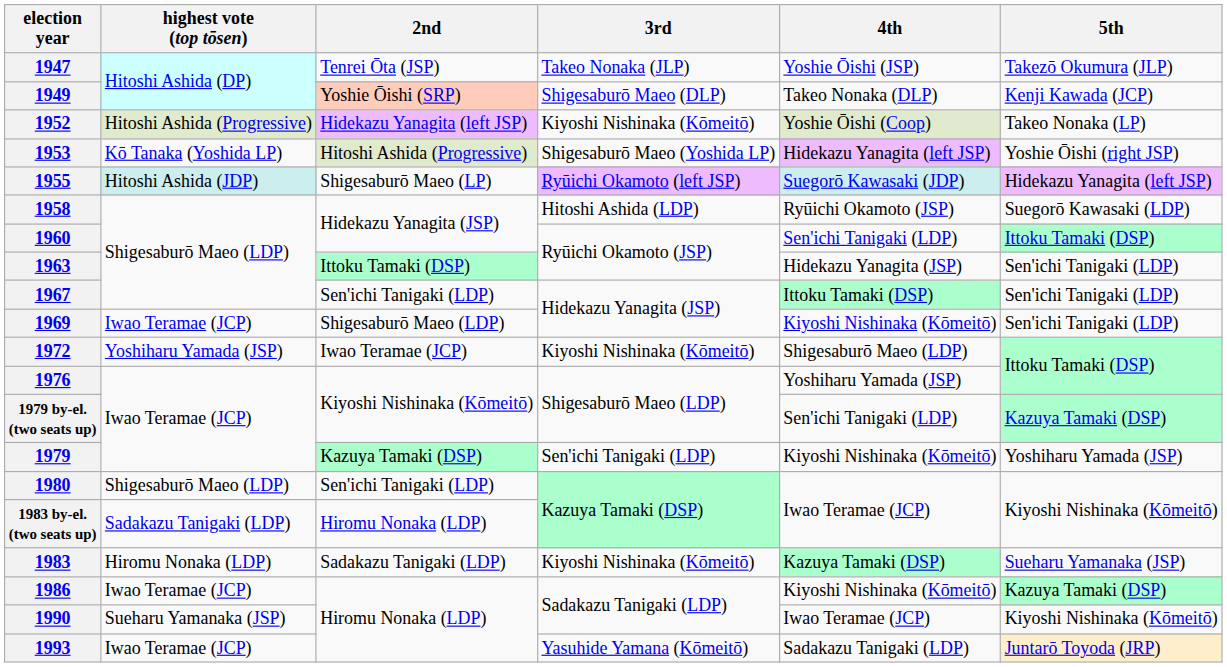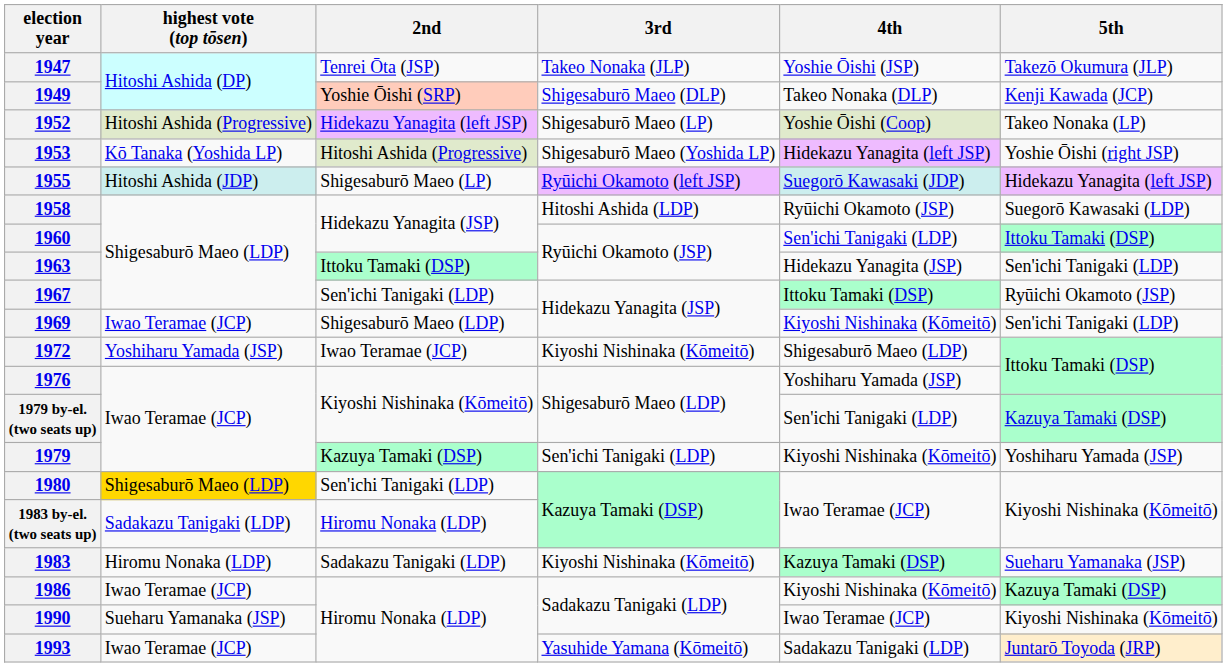(648, 124) Kiyoshi Nishinaka (Kōmeitō) -> (627, 124) Shigesaburō Maeo (LP)
(1092, 294) Sen'ichi Tanigaki (LDP) -> (1090, 294) Ryūichi Okamoto (JSP)
(197, 485) no background -> (197, 485) gold background
